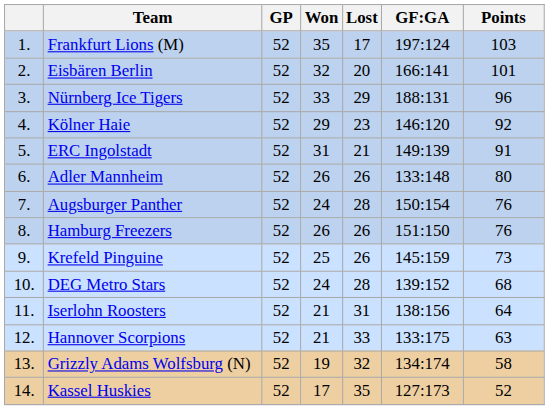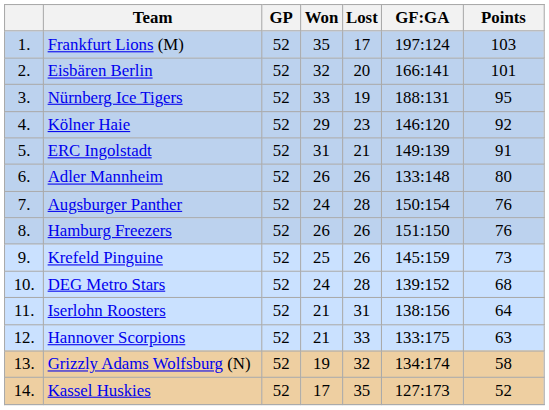(362, 97) 29 -> (362, 97) 19
(503, 97) 96 -> (503, 97) 95
